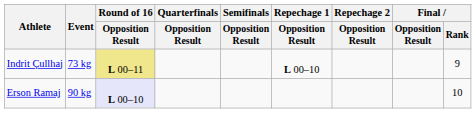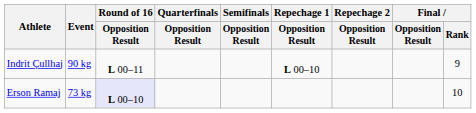(79, 64) 73 kg -> (79, 64) 90 kg
(126, 70) khaki background -> (126, 70) no background
(79, 93) 90 kg -> (79, 93) 73 kg
